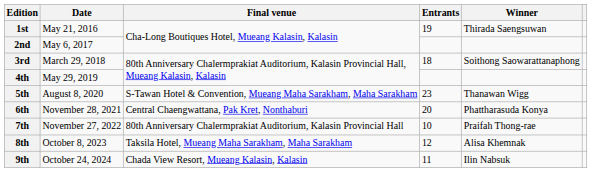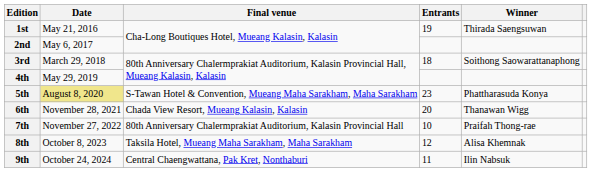(73, 94) no background -> (73, 94) khaki background
(496, 94) Thanawan Wigg -> (506, 94) Phattharasuda Konya
(217, 110) Central Chaengwattana, Pak Kret, Nonthaburi -> (217, 110) Chada View Resort, Mueang Kalasin, Kalasin
(506, 110) Phattharasuda Konya -> (496, 110) Thanawan Wigg
(217, 159) Chada View Resort, Mueang Kalasin, Kalasin -> (217, 159) Central Chaengwattana, Pak Kret, Nonthaburi
